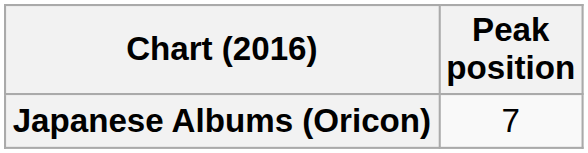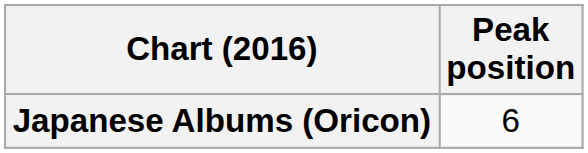(511, 120) 7 -> (511, 120) 6
